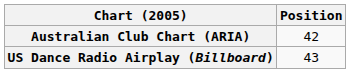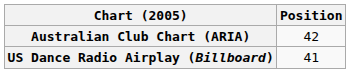(311, 57) 43 -> (311, 57) 41
